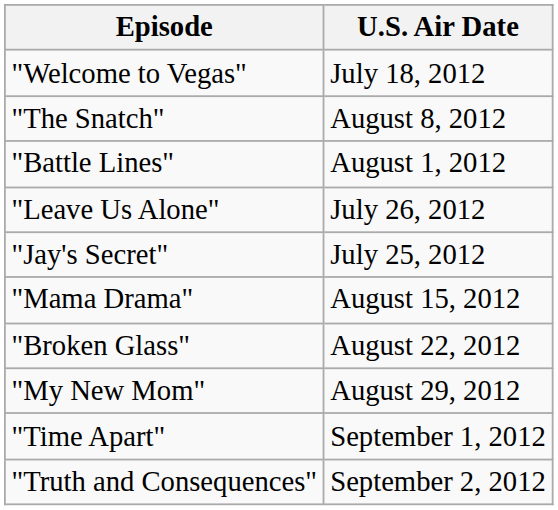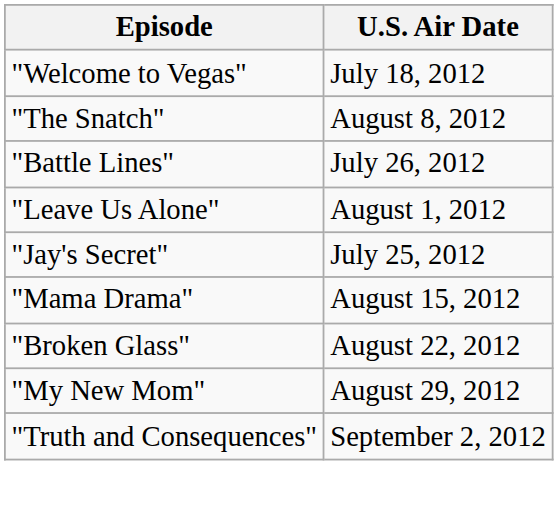(418, 163) August 1, 2012 -> (408, 163) July 26, 2012
(408, 208) July 26, 2012 -> (418, 208) August 1, 2012
- row: (88, 436)
